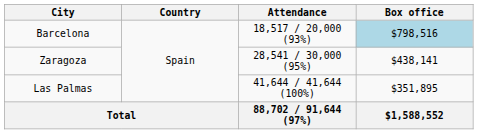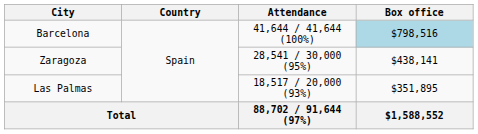(297, 34) 18,517 / 20,000 (93%) -> (297, 34) 41,644 / 41,644 (100%)
(297, 88) 41,644 / 41,644 (100%) -> (297, 88) 18,517 / 20,000 (93%)
